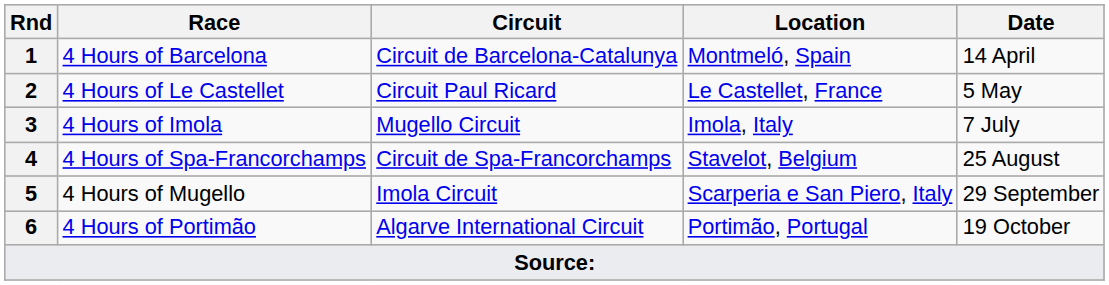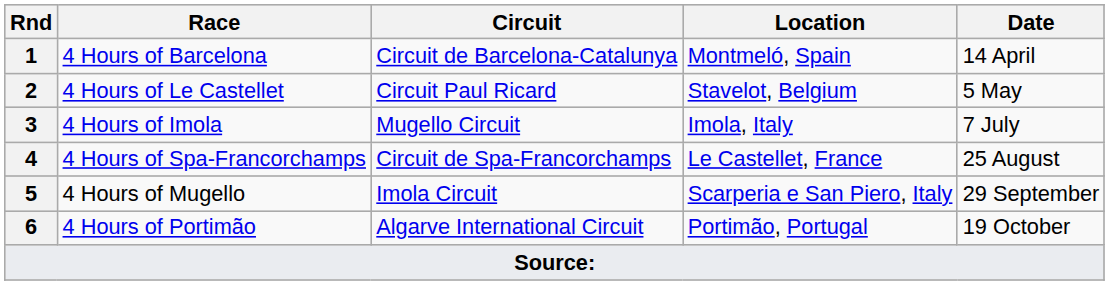(785, 90) Le Castellet, France -> (772, 90) Stavelot, Belgium
(772, 159) Stavelot, Belgium -> (785, 159) Le Castellet, France
